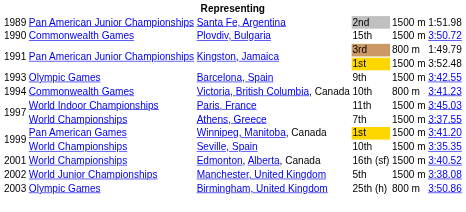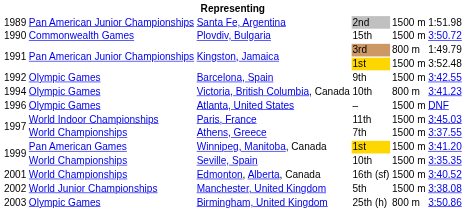(15, 78) 1993 -> (15, 78) 1992
(81, 91) Commonwealth Games -> (65, 91) Olympic Games
+ row: (245, 105)
